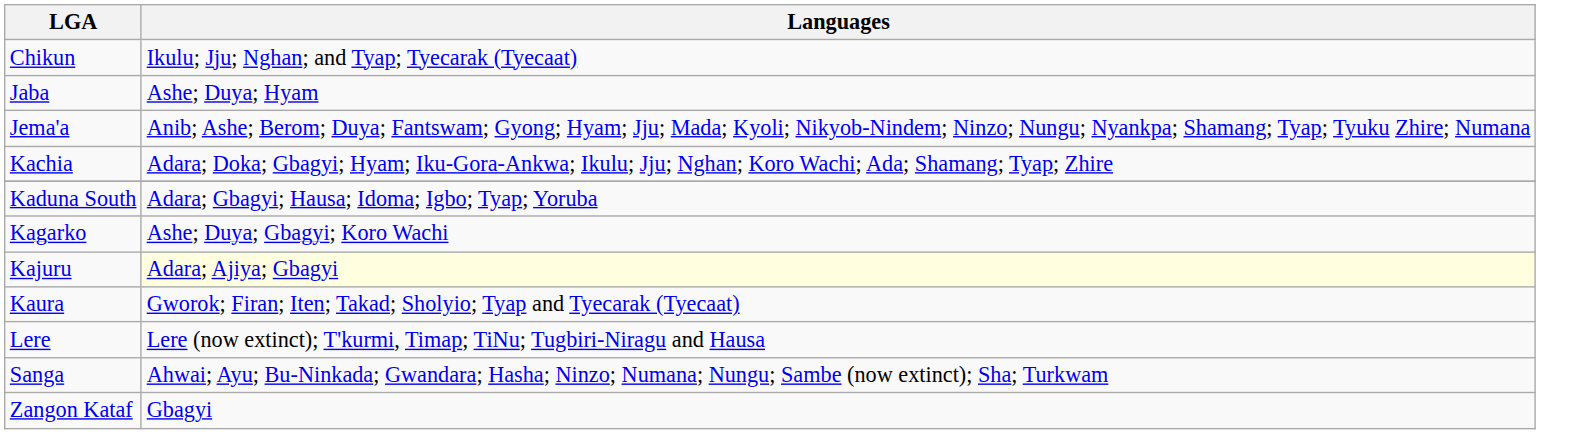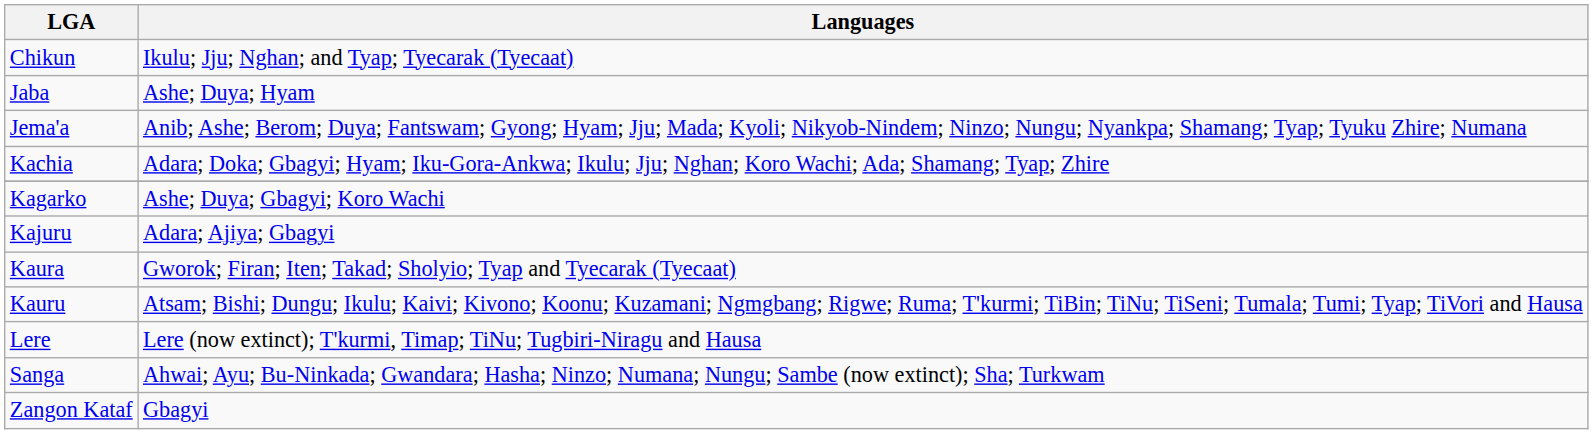- row: (73, 198)
(242, 269) lightyellow background -> (239, 233) no background
+ row: (38, 304)
